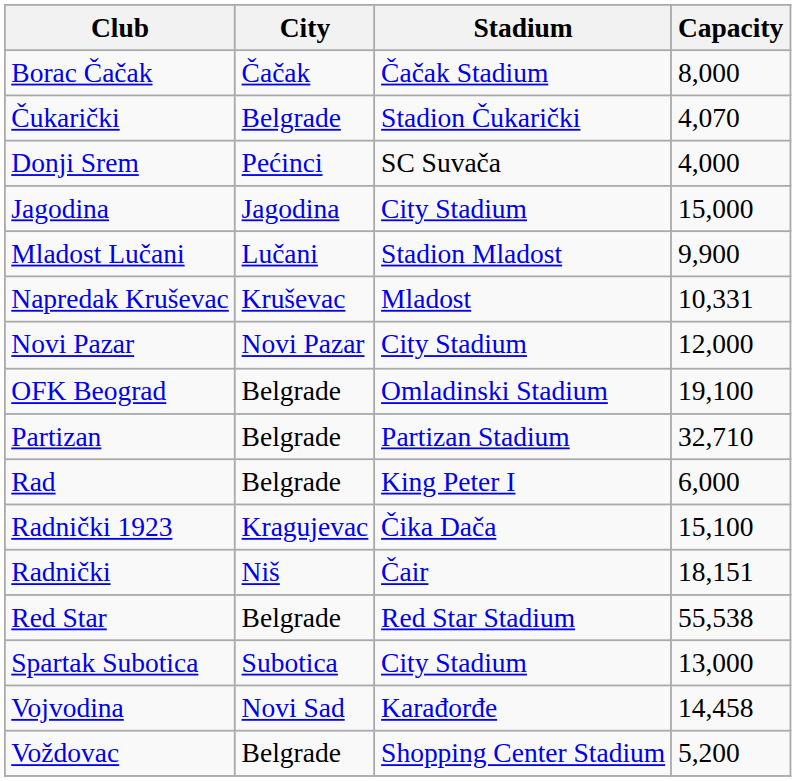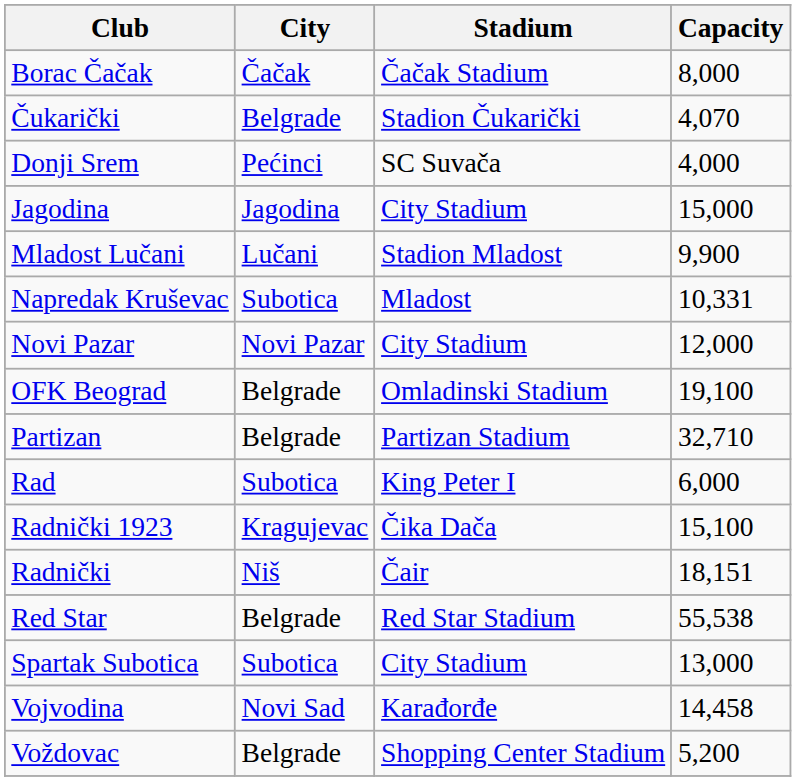(294, 299) Kruševac -> (290, 299) Subotica
(291, 481) Belgrade -> (290, 481) Subotica
